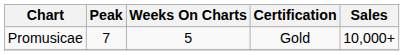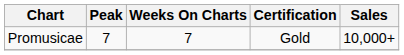(188, 38) 5 -> (188, 38) 7
